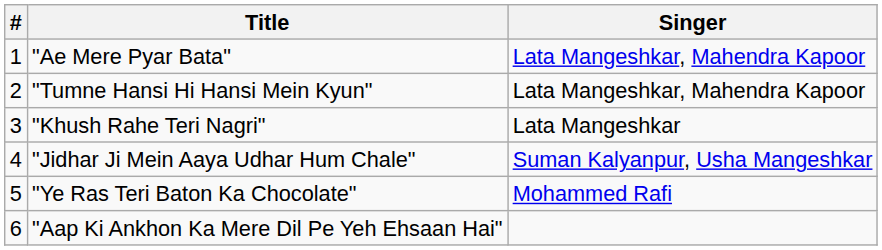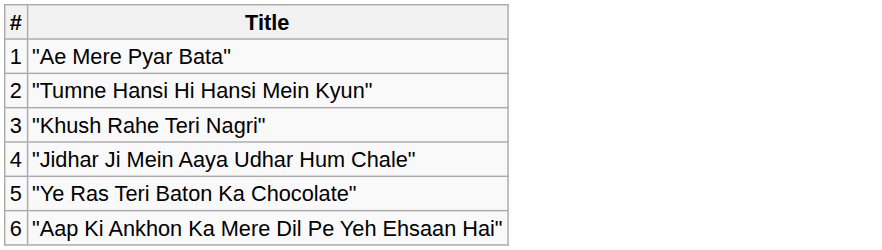- column: (693, 22)
